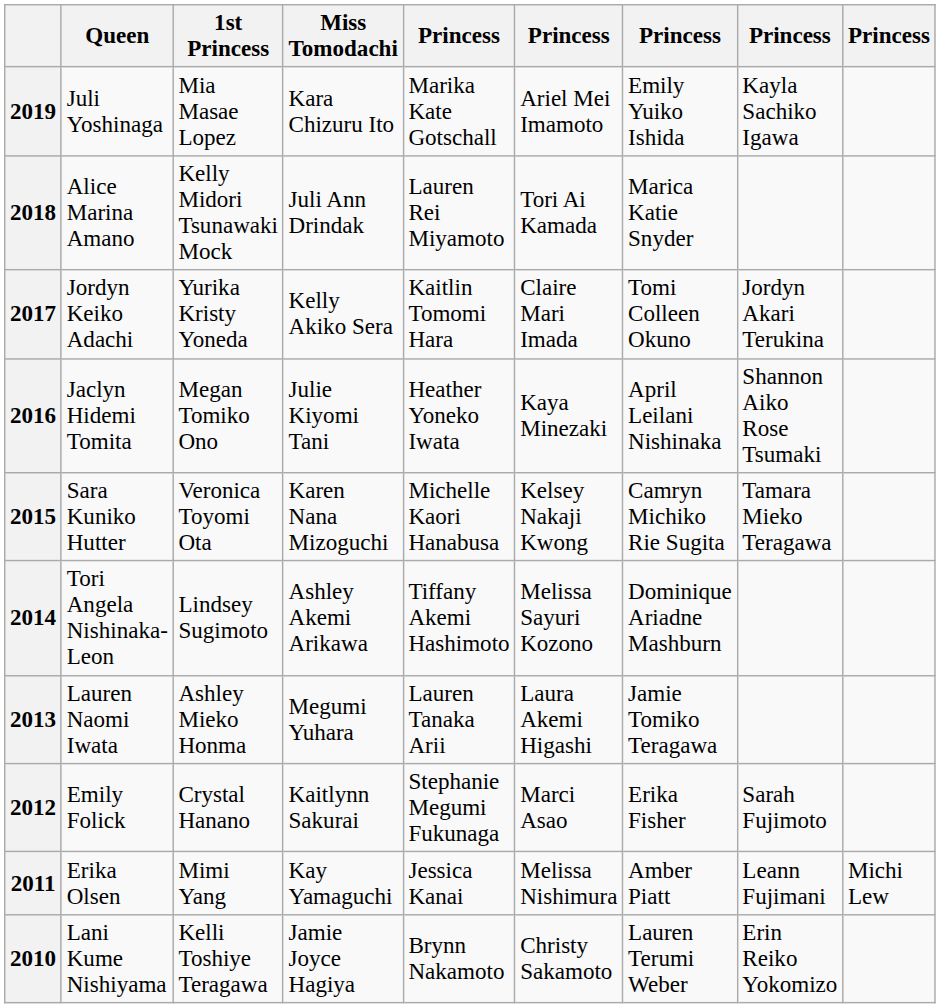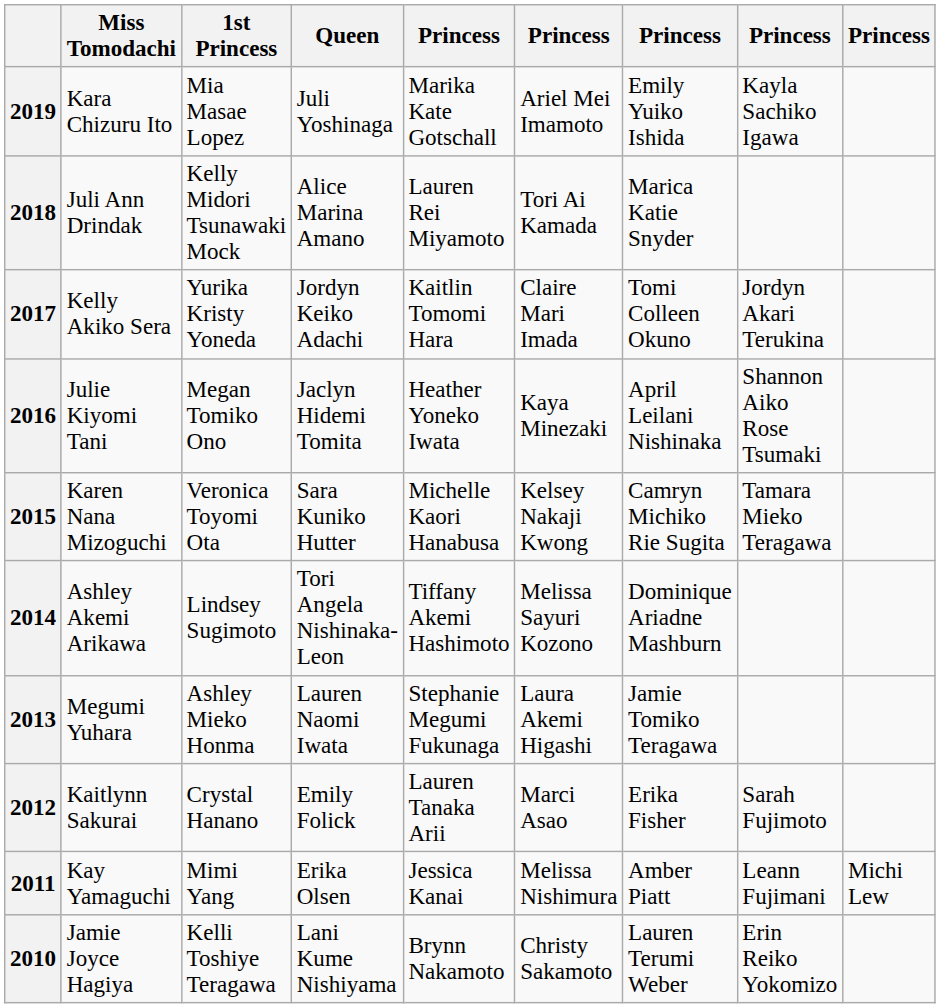columns swapped: (117, 35) <-> (343, 35)
(442, 719) Lauren Tanaka Arii -> (454, 719) Stephanie Megumi Fukunaga
(454, 807) Stephanie Megumi Fukunaga -> (442, 807) Lauren Tanaka Arii
